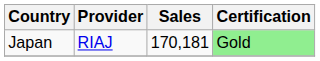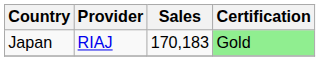(180, 42) 170,181 -> (180, 42) 170,183
